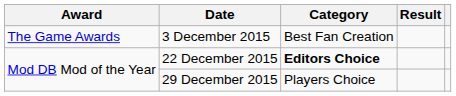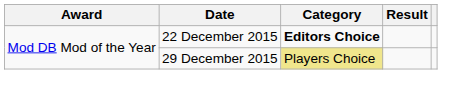- row: (216, 36)
(330, 79) no background -> (330, 58) khaki background
